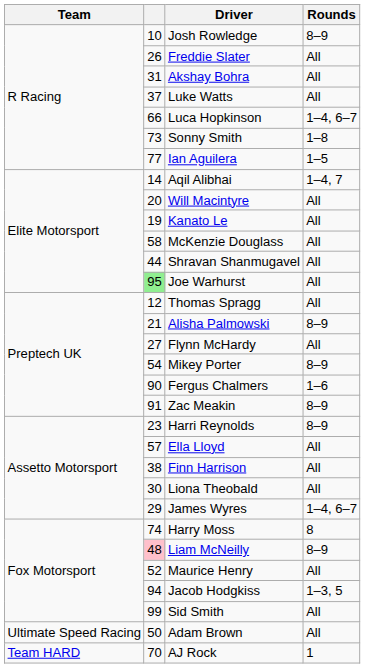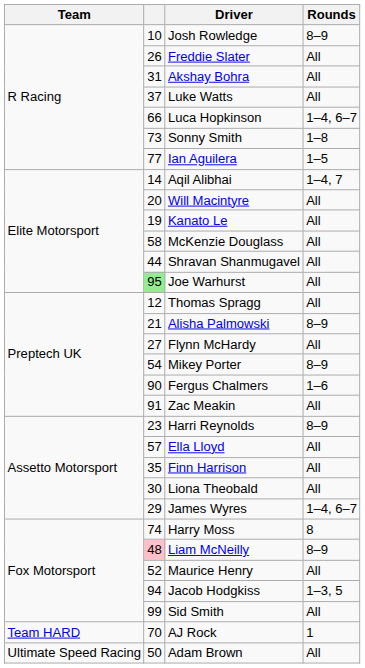(317, 405) 8–9 -> (313, 405) All
(154, 467) 38 -> (154, 467) 35
rows swapped: (205, 632) <-> (192, 652)
